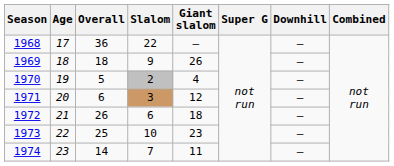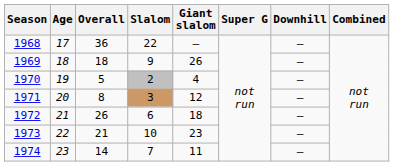(101, 98) 6 -> (101, 98) 8
(101, 134) 25 -> (101, 134) 21
